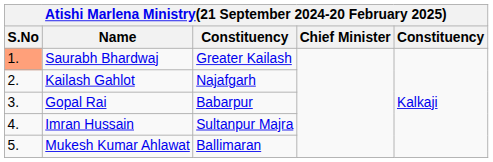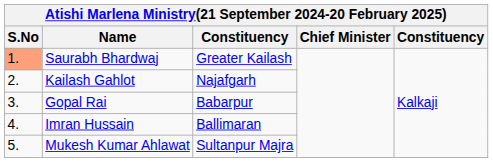(245, 124) Sultanpur Majra -> (229, 124) Ballimaran
(229, 146) Ballimaran -> (245, 146) Sultanpur Majra
